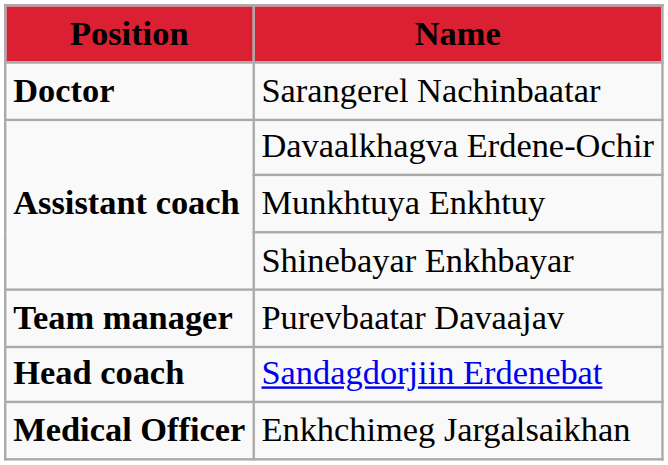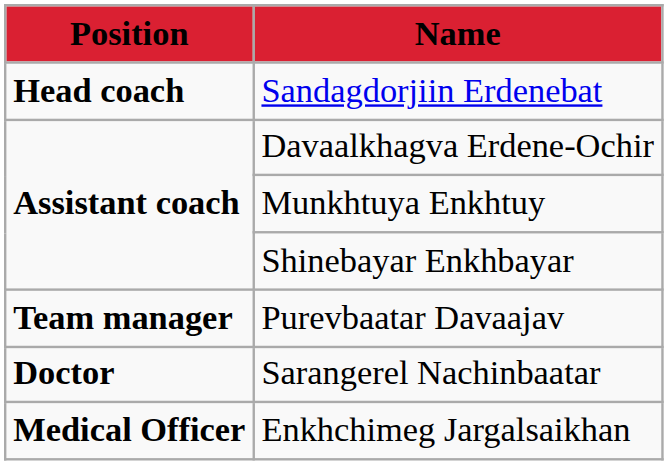rows swapped: (432, 373) <-> (431, 90)
